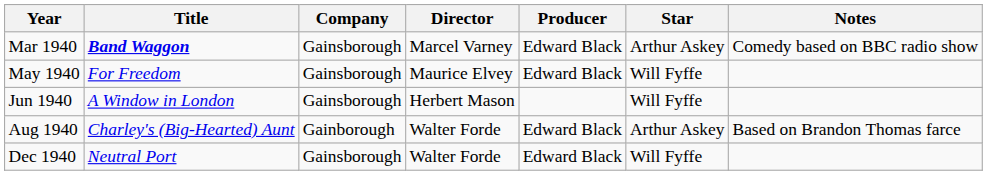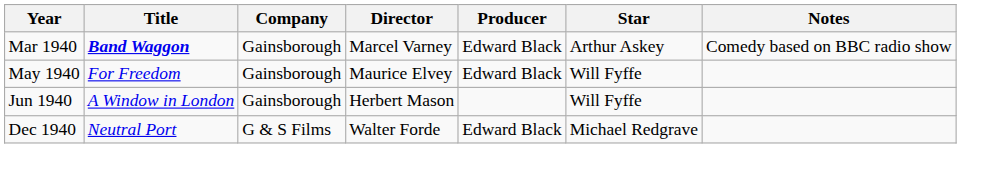- row: (43, 128)
(352, 156) Gainsborough -> (287, 128) G & S Films
(666, 156) Will Fyffe -> (634, 128) Michael Redgrave
